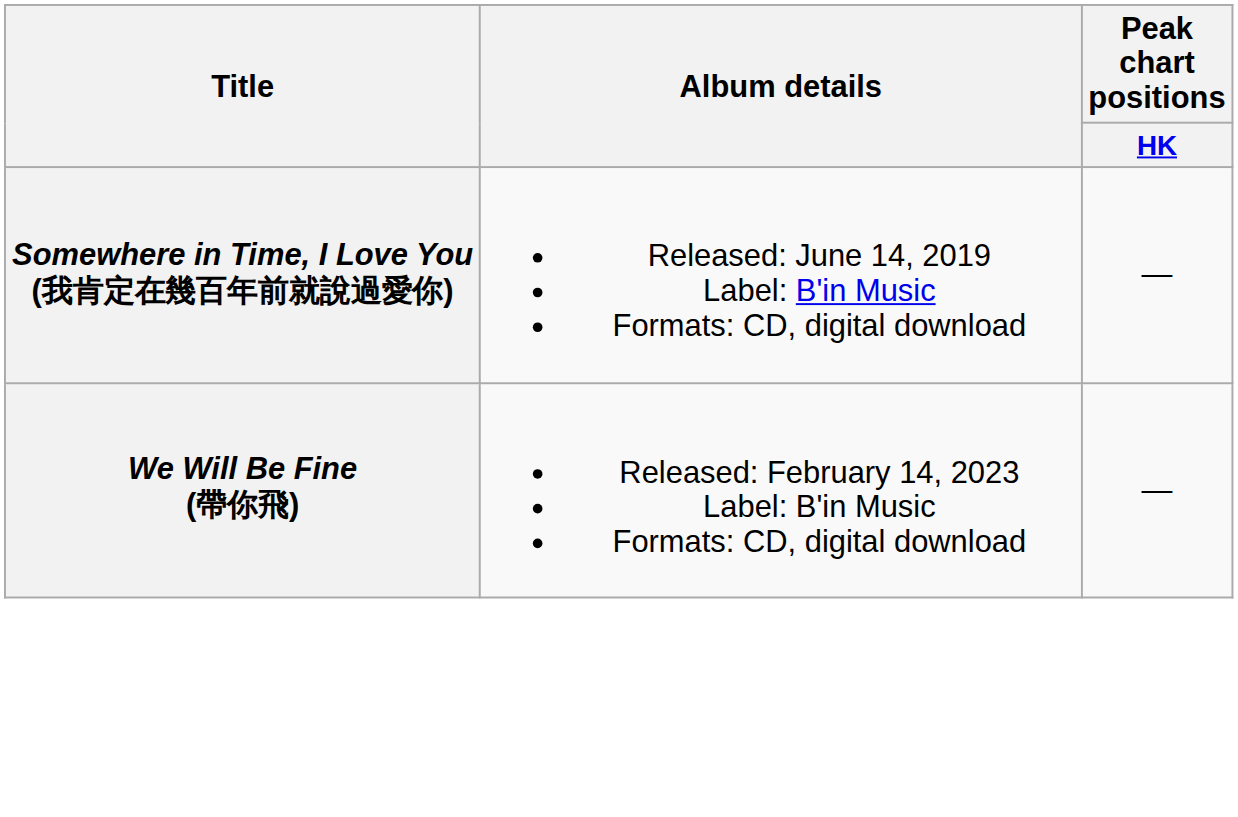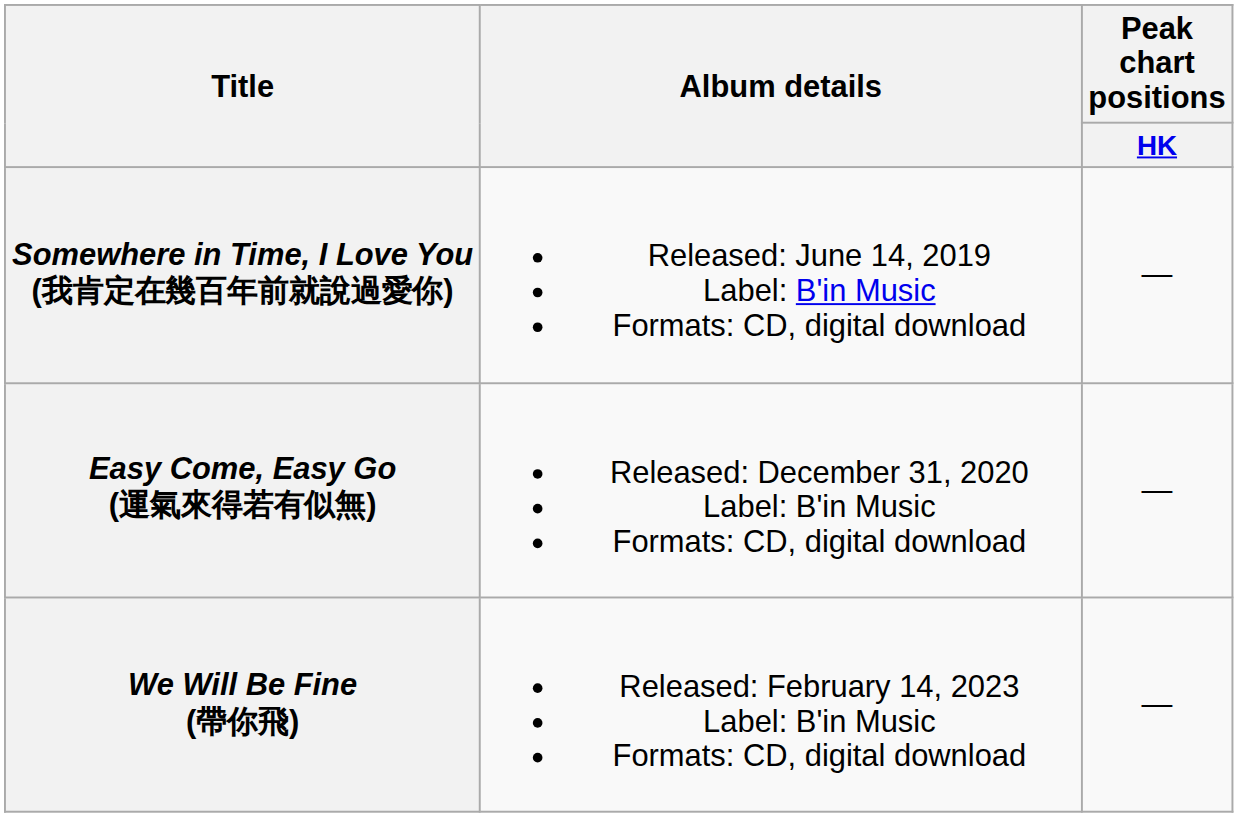+ row: (243, 487)
